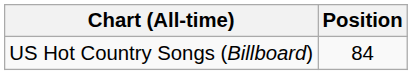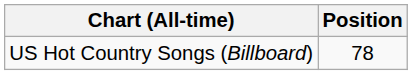(363, 52) 84 -> (363, 52) 78
